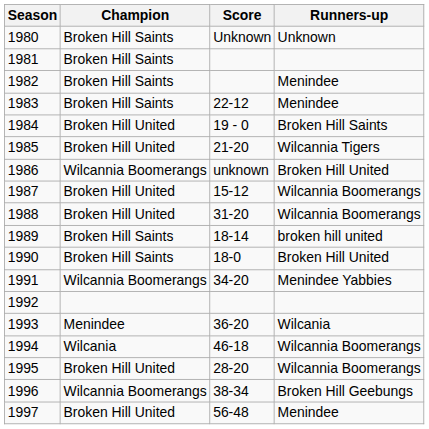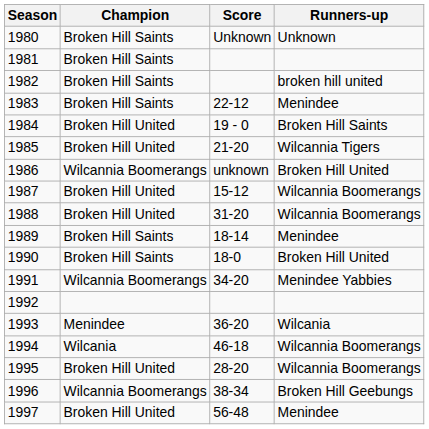(308, 81) Menindee -> (330, 81) broken hill united
(330, 236) broken hill united -> (308, 236) Menindee
